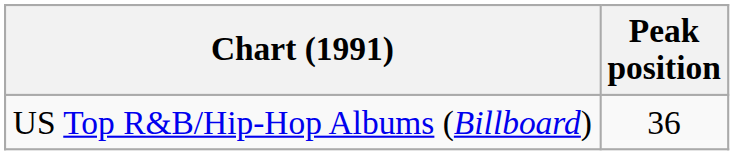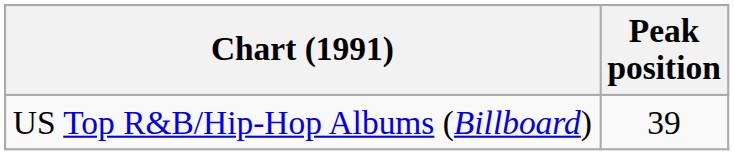(664, 121) 36 -> (664, 121) 39
